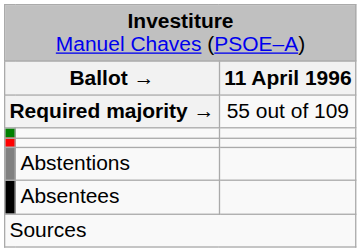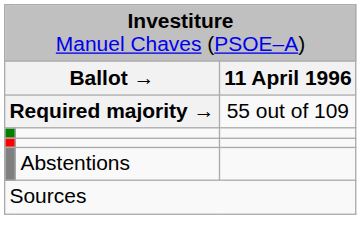- row: (10, 197)
